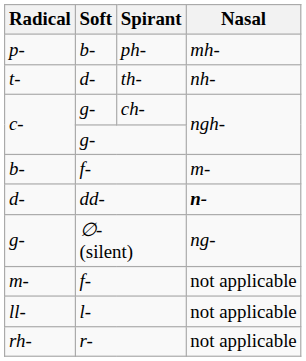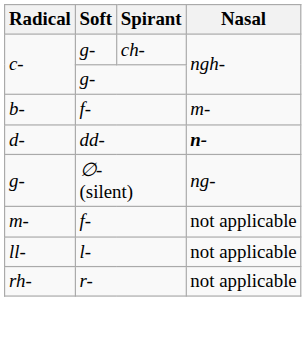- row: (17, 49)
- row: (15, 79)
